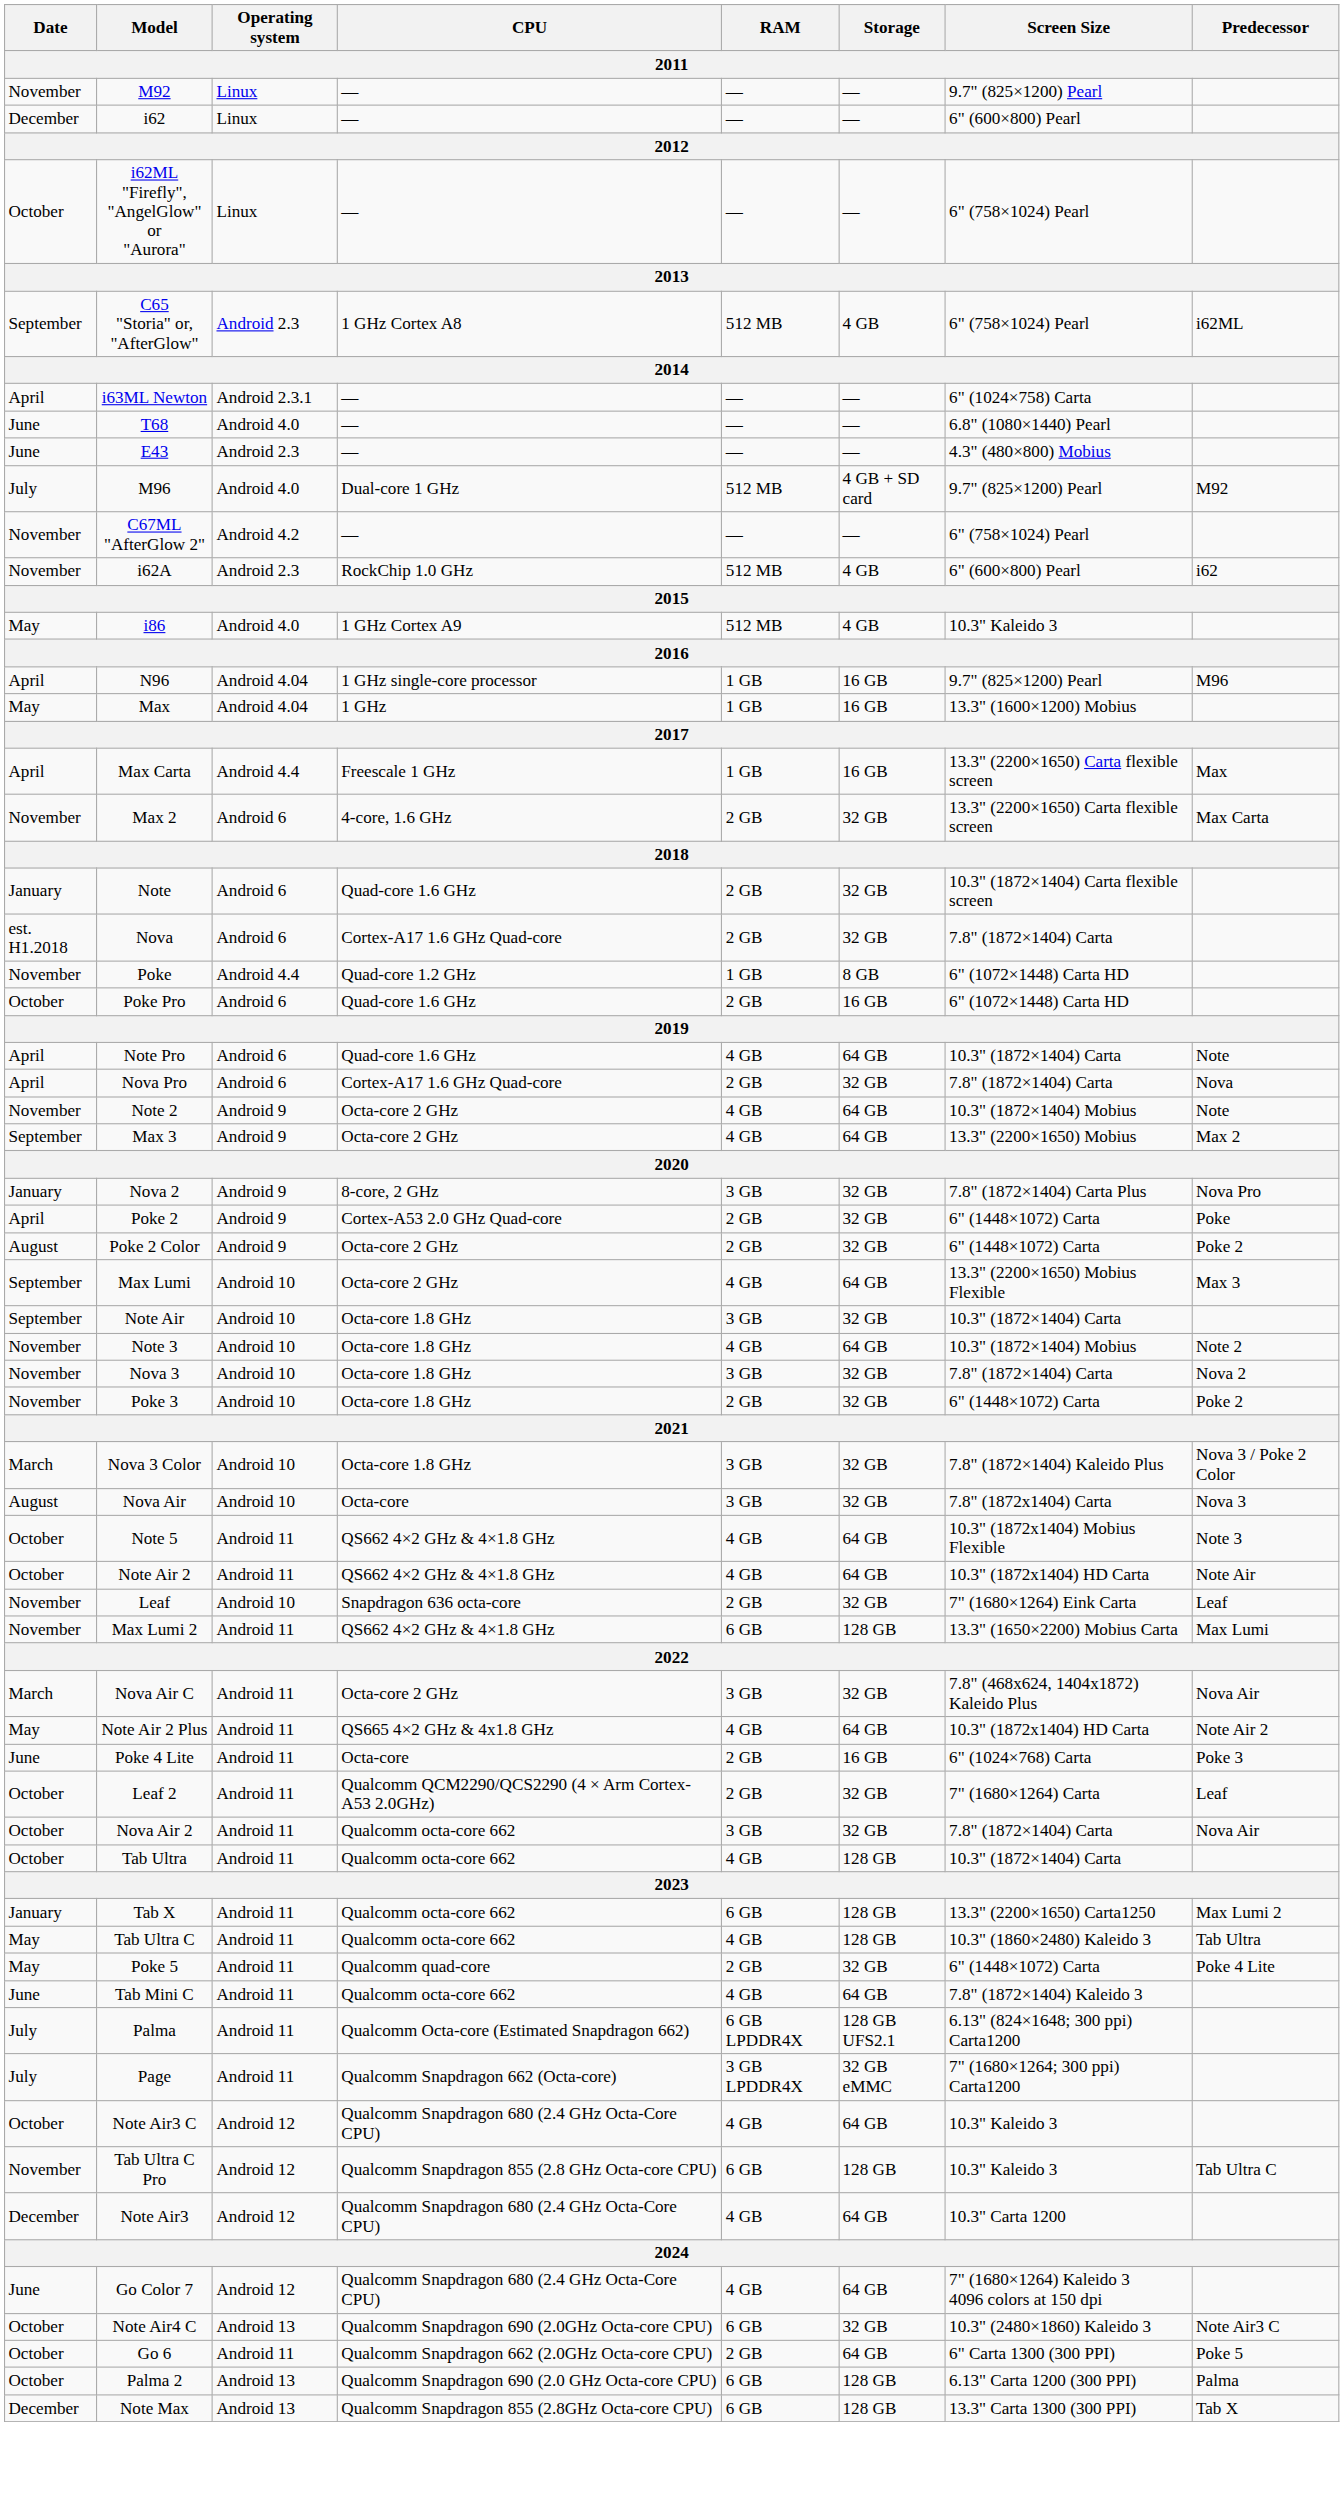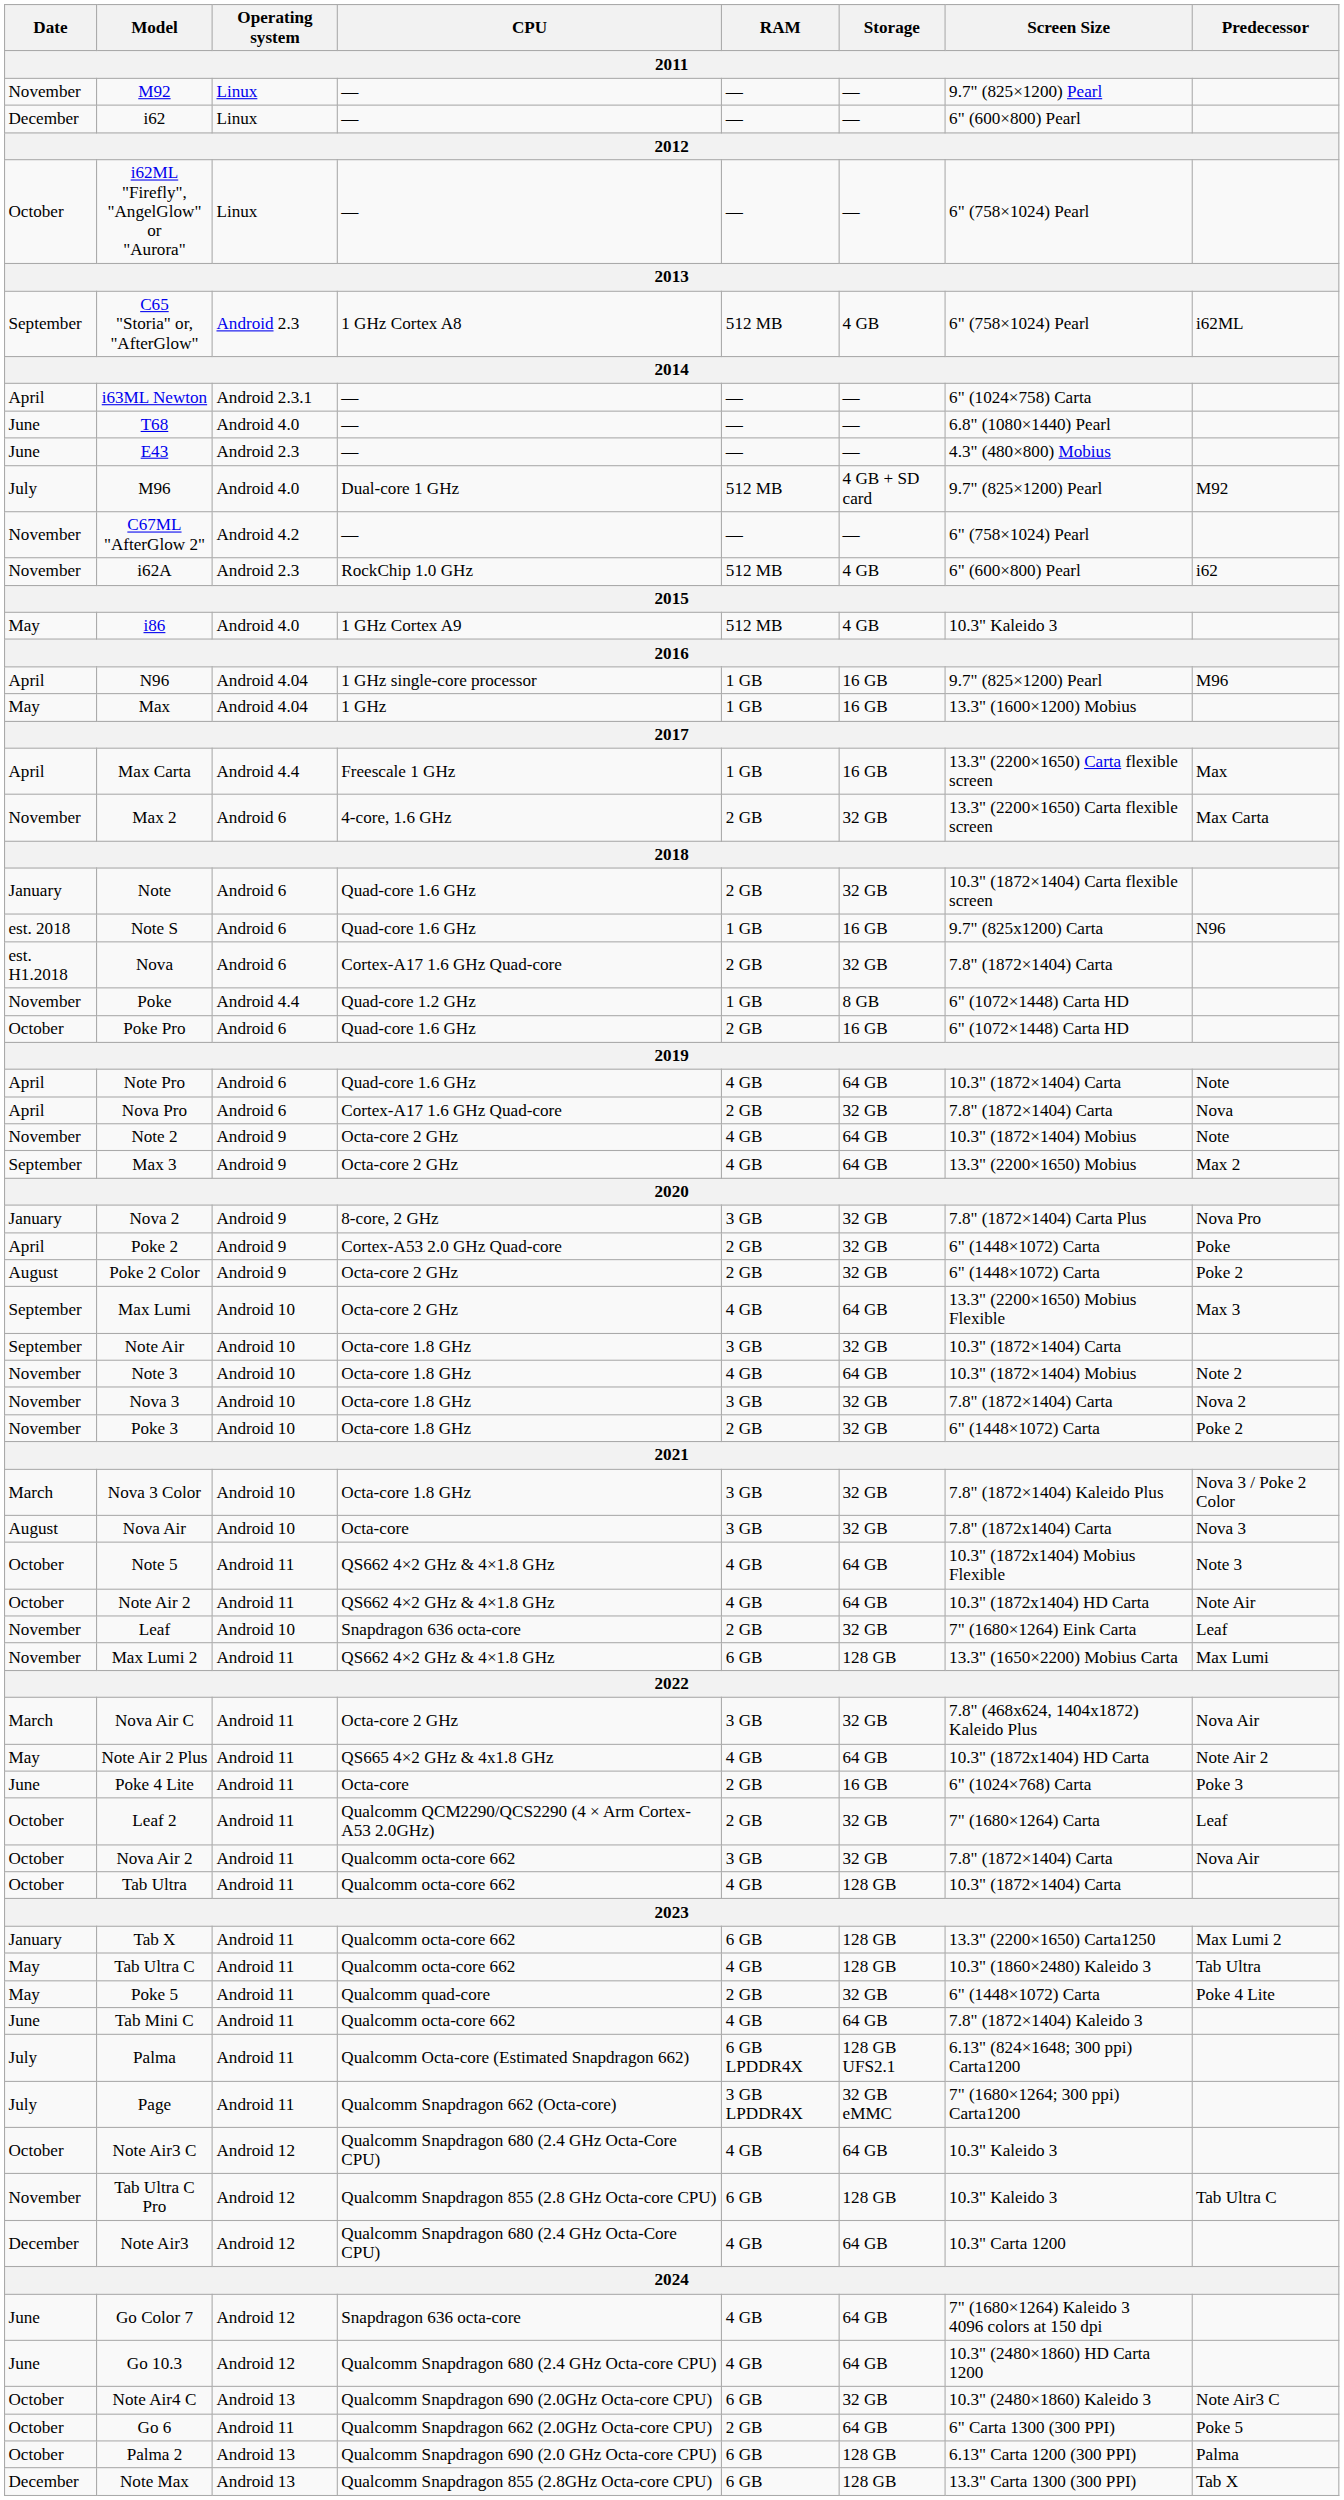+ row: (154, 927)
(509, 2289) Qualcomm Snapdragon 680 (2.4 GHz Octa-Core CPU) -> (431, 2316) Snapdragon 636 octa-core
+ row: (154, 2363)
